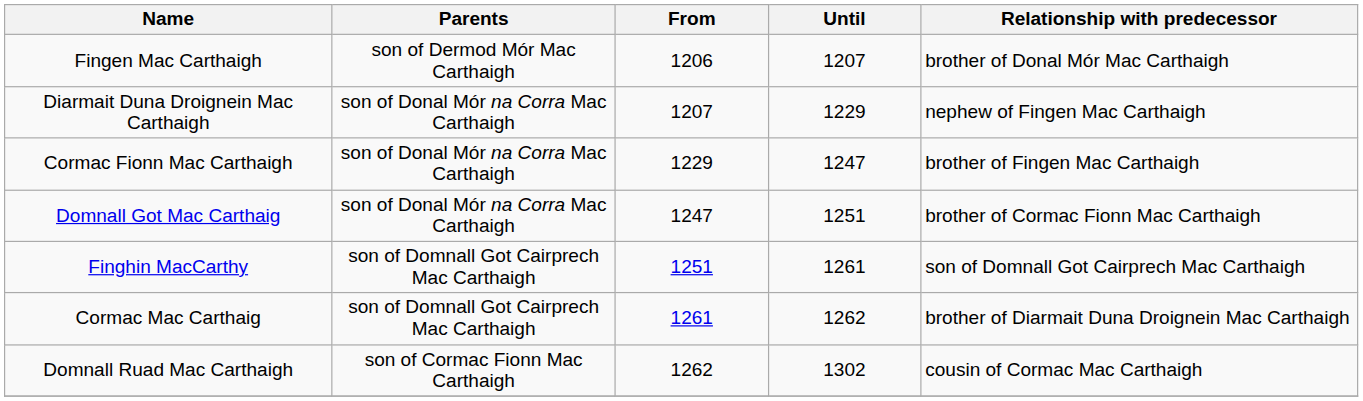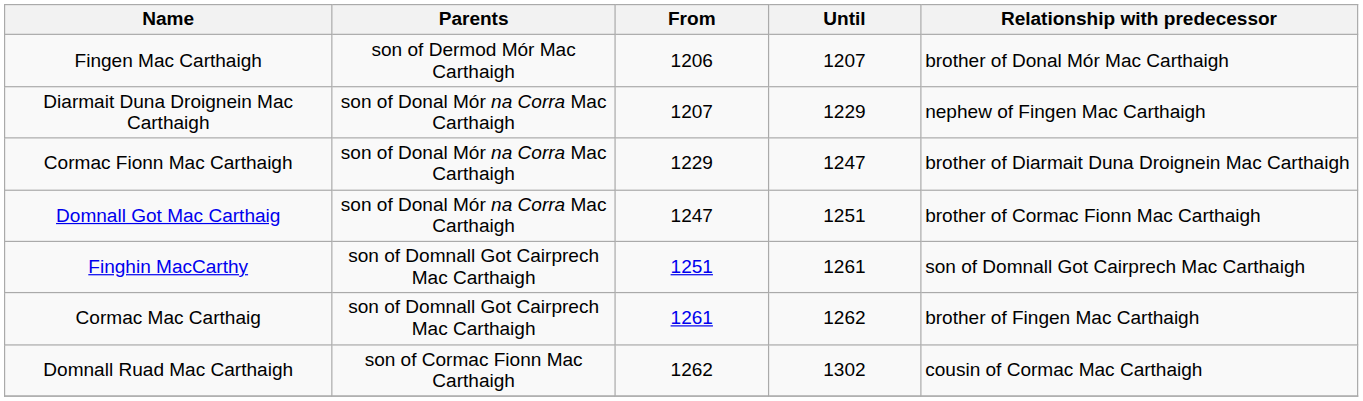(1062, 163) brother of Fingen Mac Carthaigh -> (1137, 163) brother of Diarmait Duna Droignein Mac Carthaigh
(1137, 318) brother of Diarmait Duna Droignein Mac Carthaigh -> (1062, 318) brother of Fingen Mac Carthaigh
